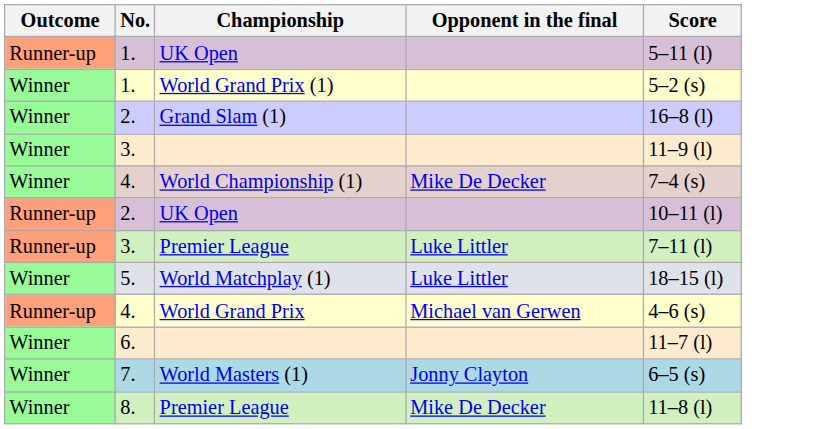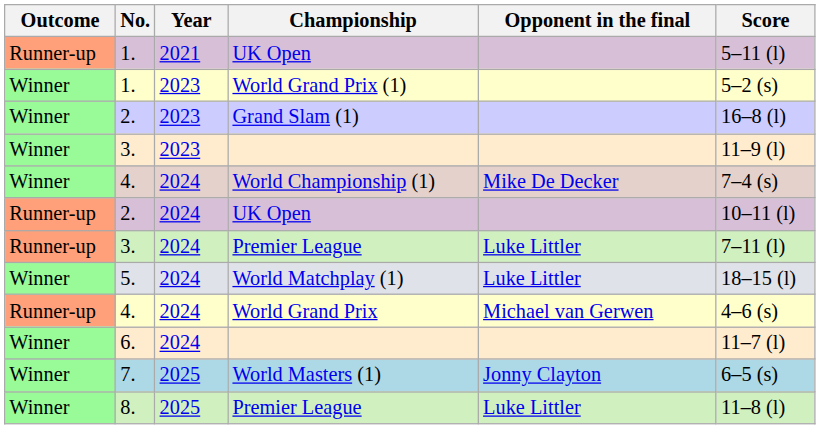+ column: (191, 20)
(478, 407) Mike De Decker -> (532, 407) Luke Littler
